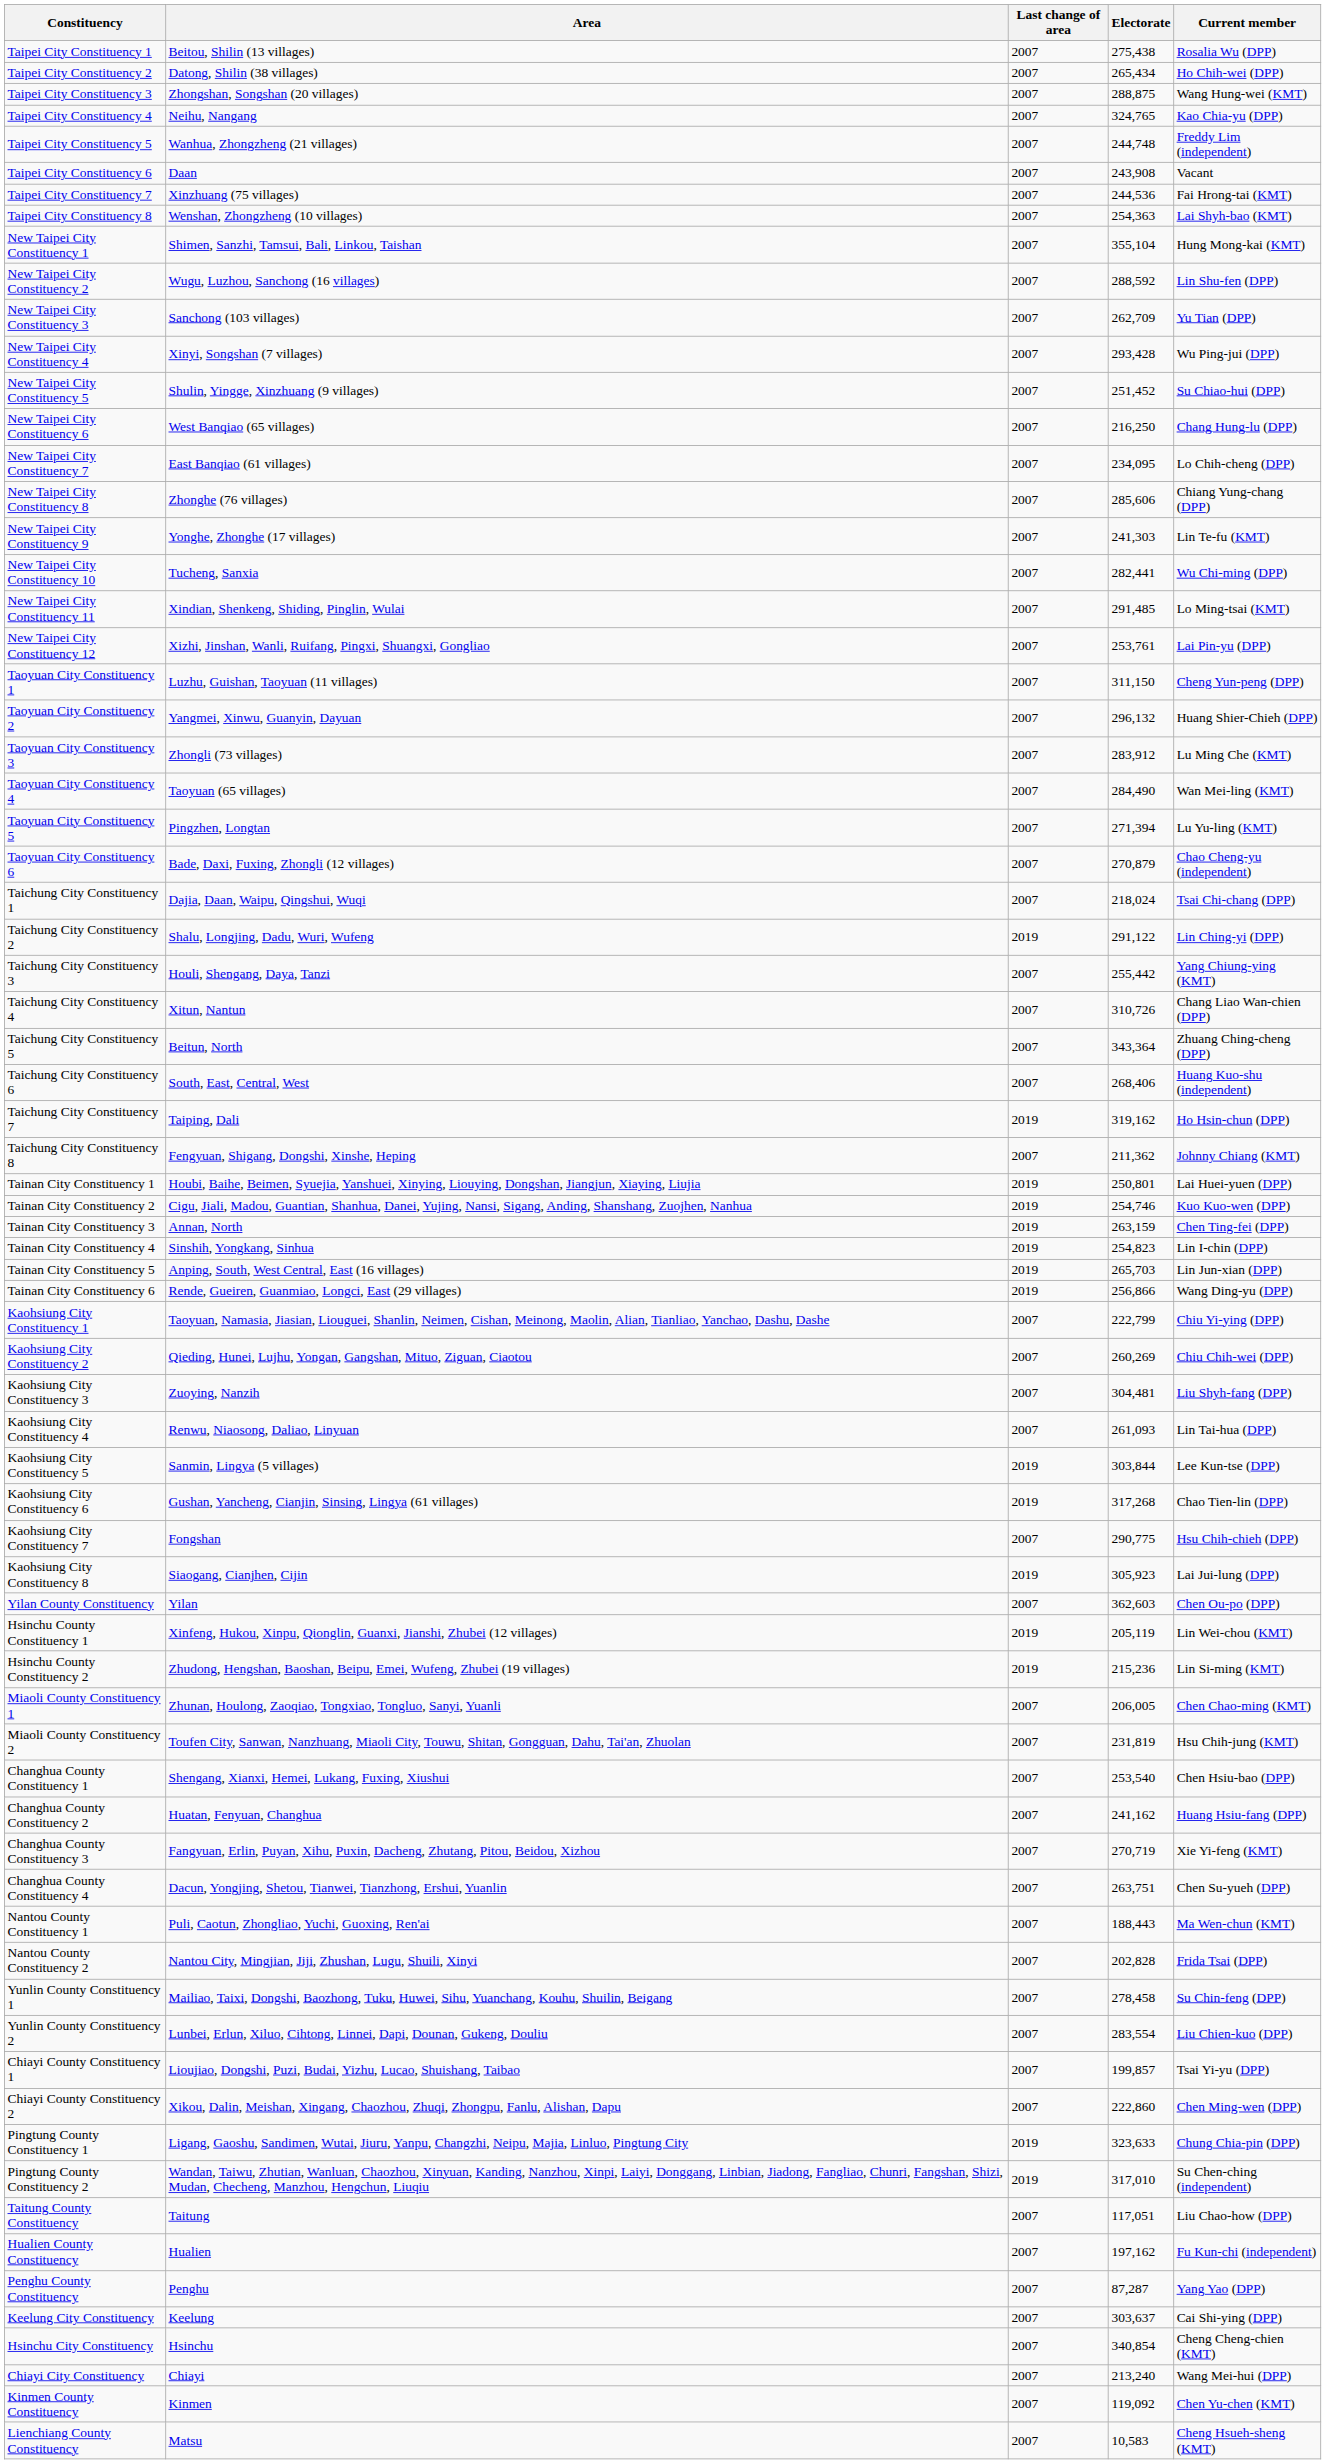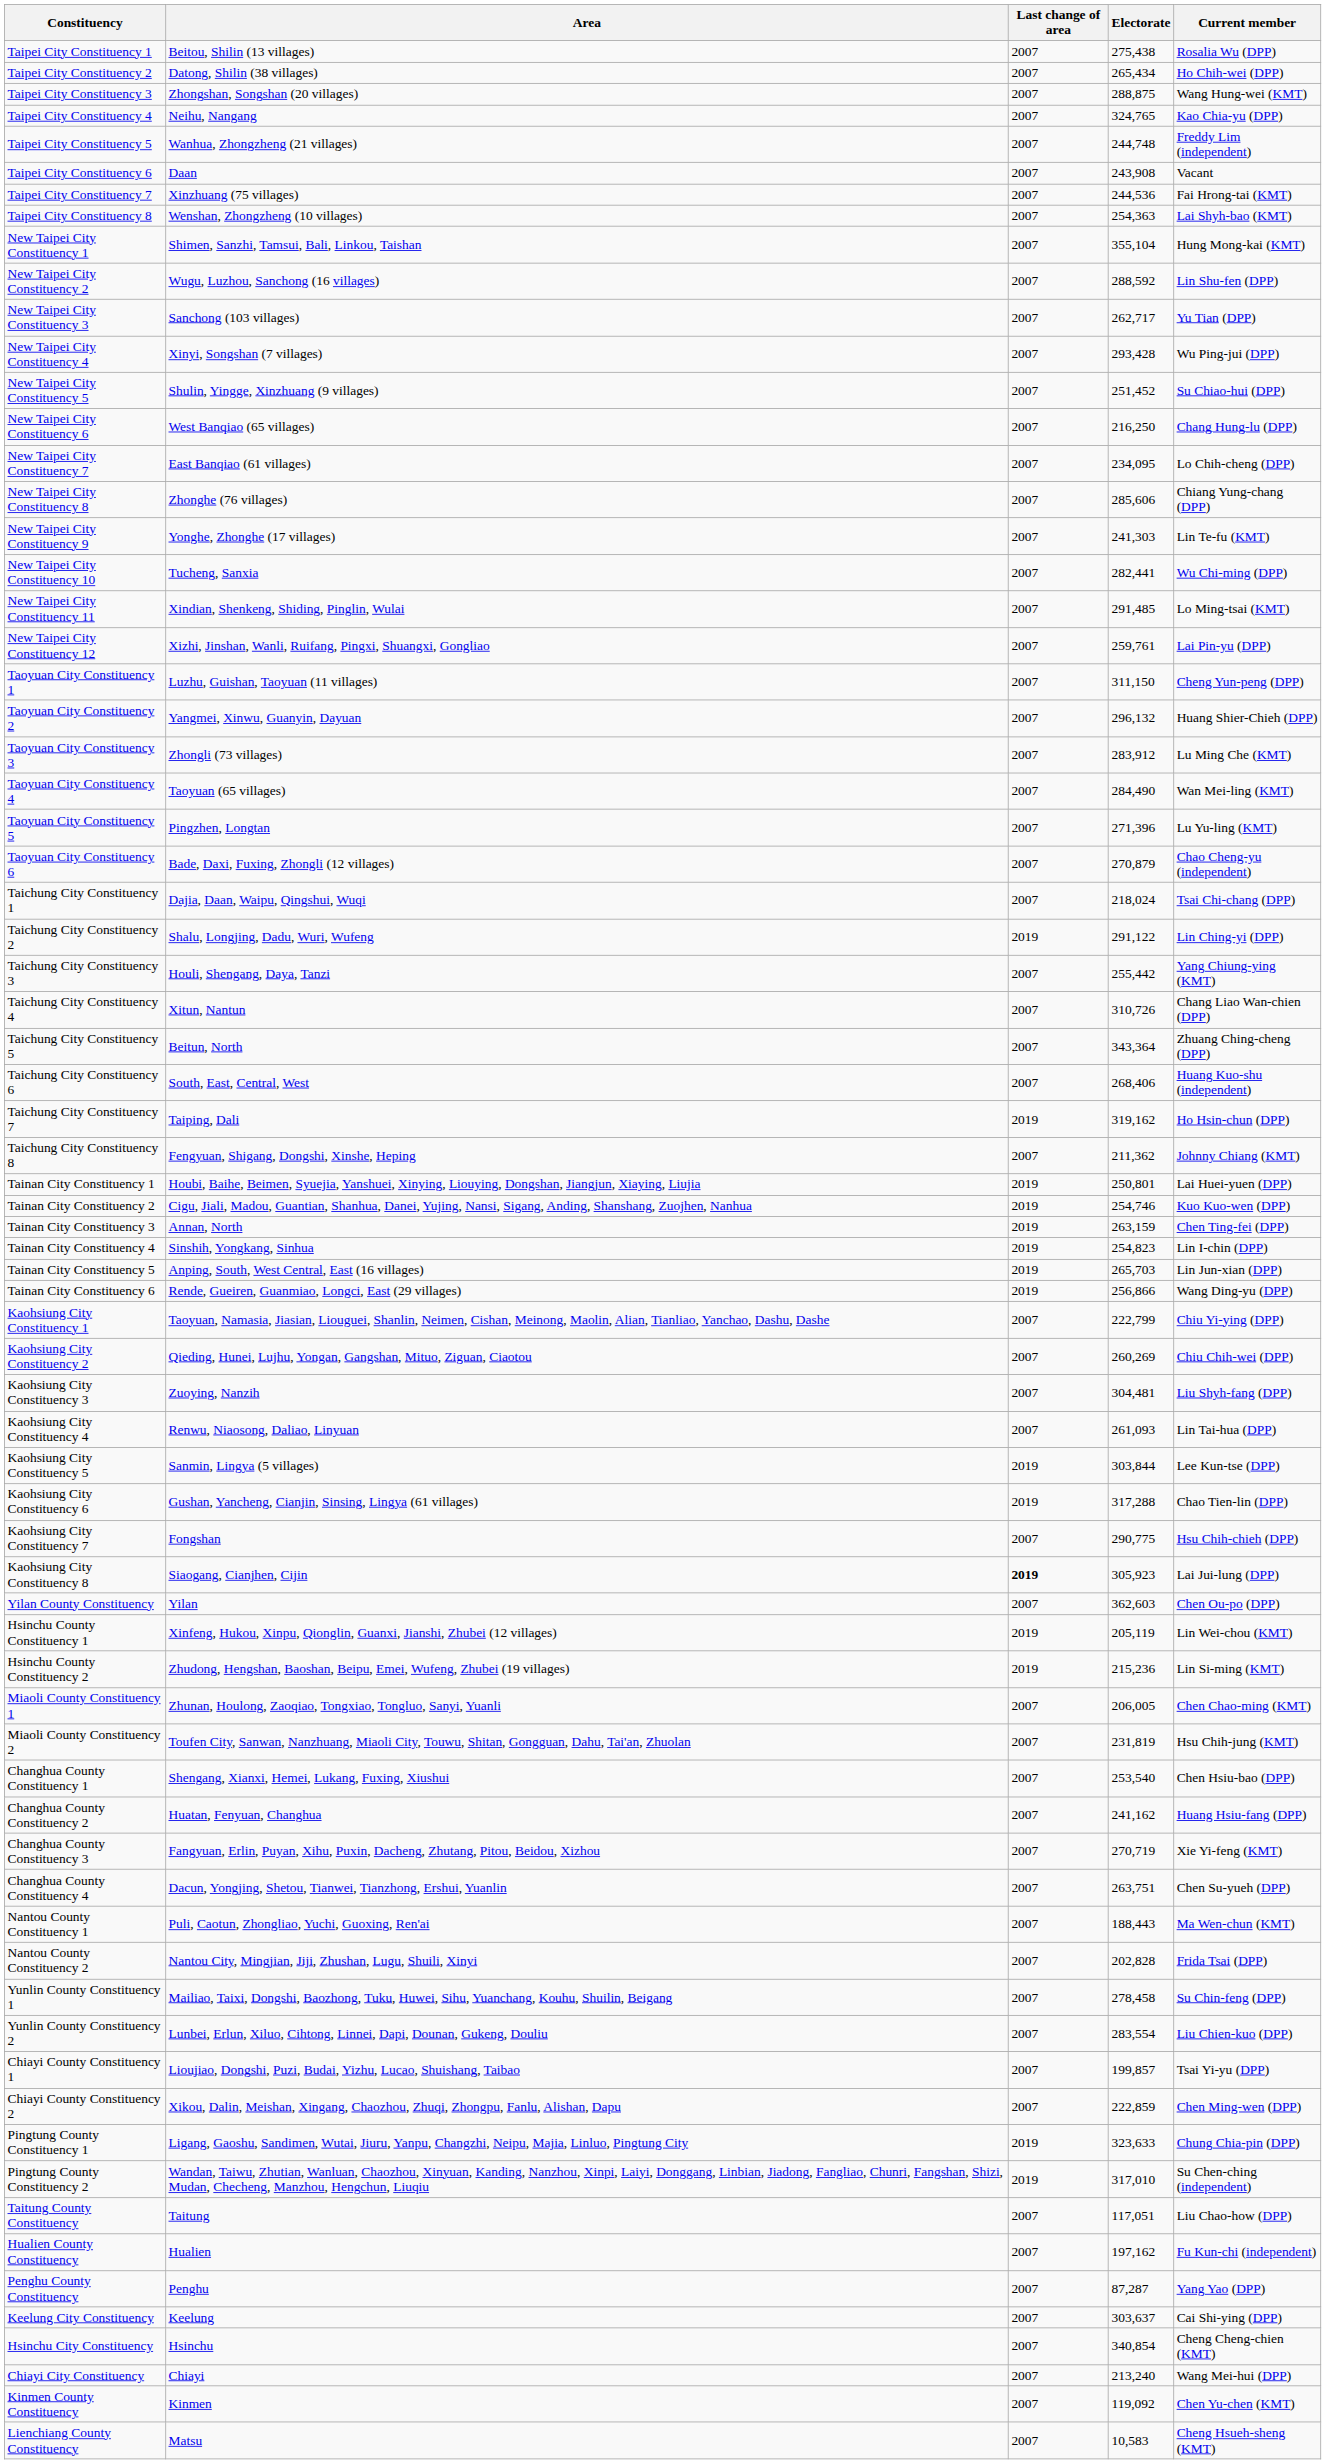(1133, 317) 262,709 -> (1133, 317) 262,717
(1133, 645) 253,761 -> (1133, 645) 259,761
(1133, 827) 271,394 -> (1133, 827) 271,396
(1133, 1502) 317,268 -> (1133, 1502) 317,288
(1025, 1575) normal -> (1025, 1575) bold
(1133, 2106) 222,860 -> (1133, 2106) 222,859
